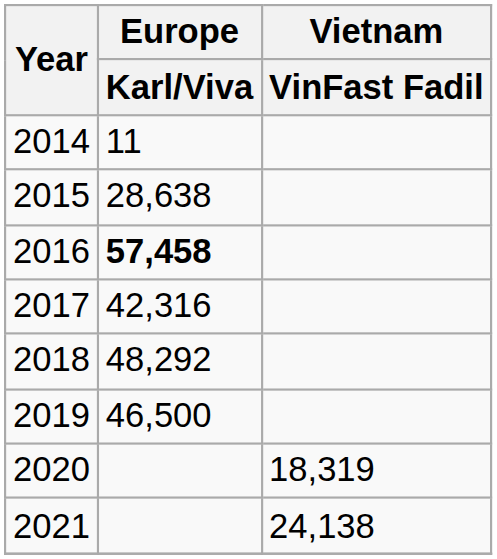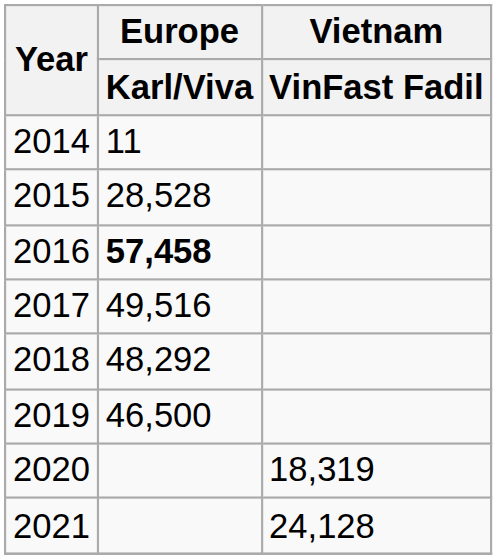(159, 196) 28,638 -> (159, 196) 28,528
(159, 305) 42,316 -> (159, 305) 49,516
(322, 525) 24,138 -> (322, 525) 24,128
